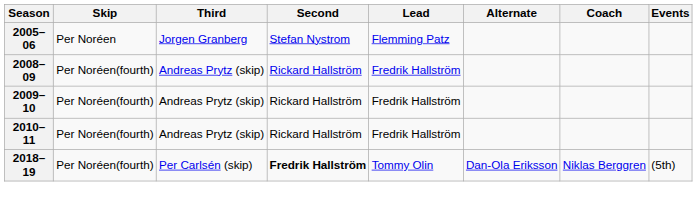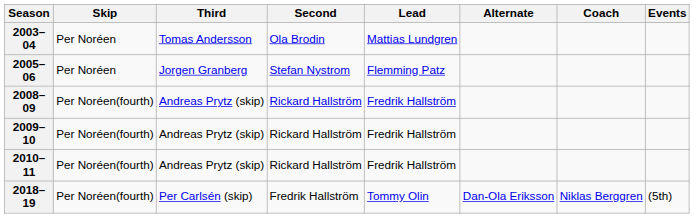+ row: (29, 38)
(318, 165) bold -> (314, 197) normal
